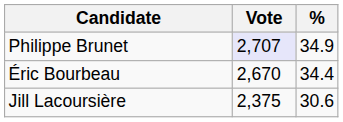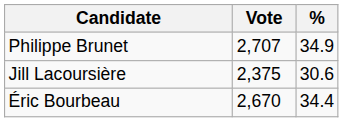(259, 46) lavender background -> (259, 46) no background
rows swapped: (64, 74) <-> (67, 102)
